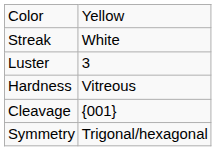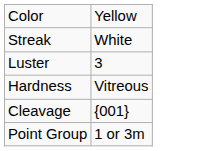- row: (41, 134)
+ row: (48, 134)
